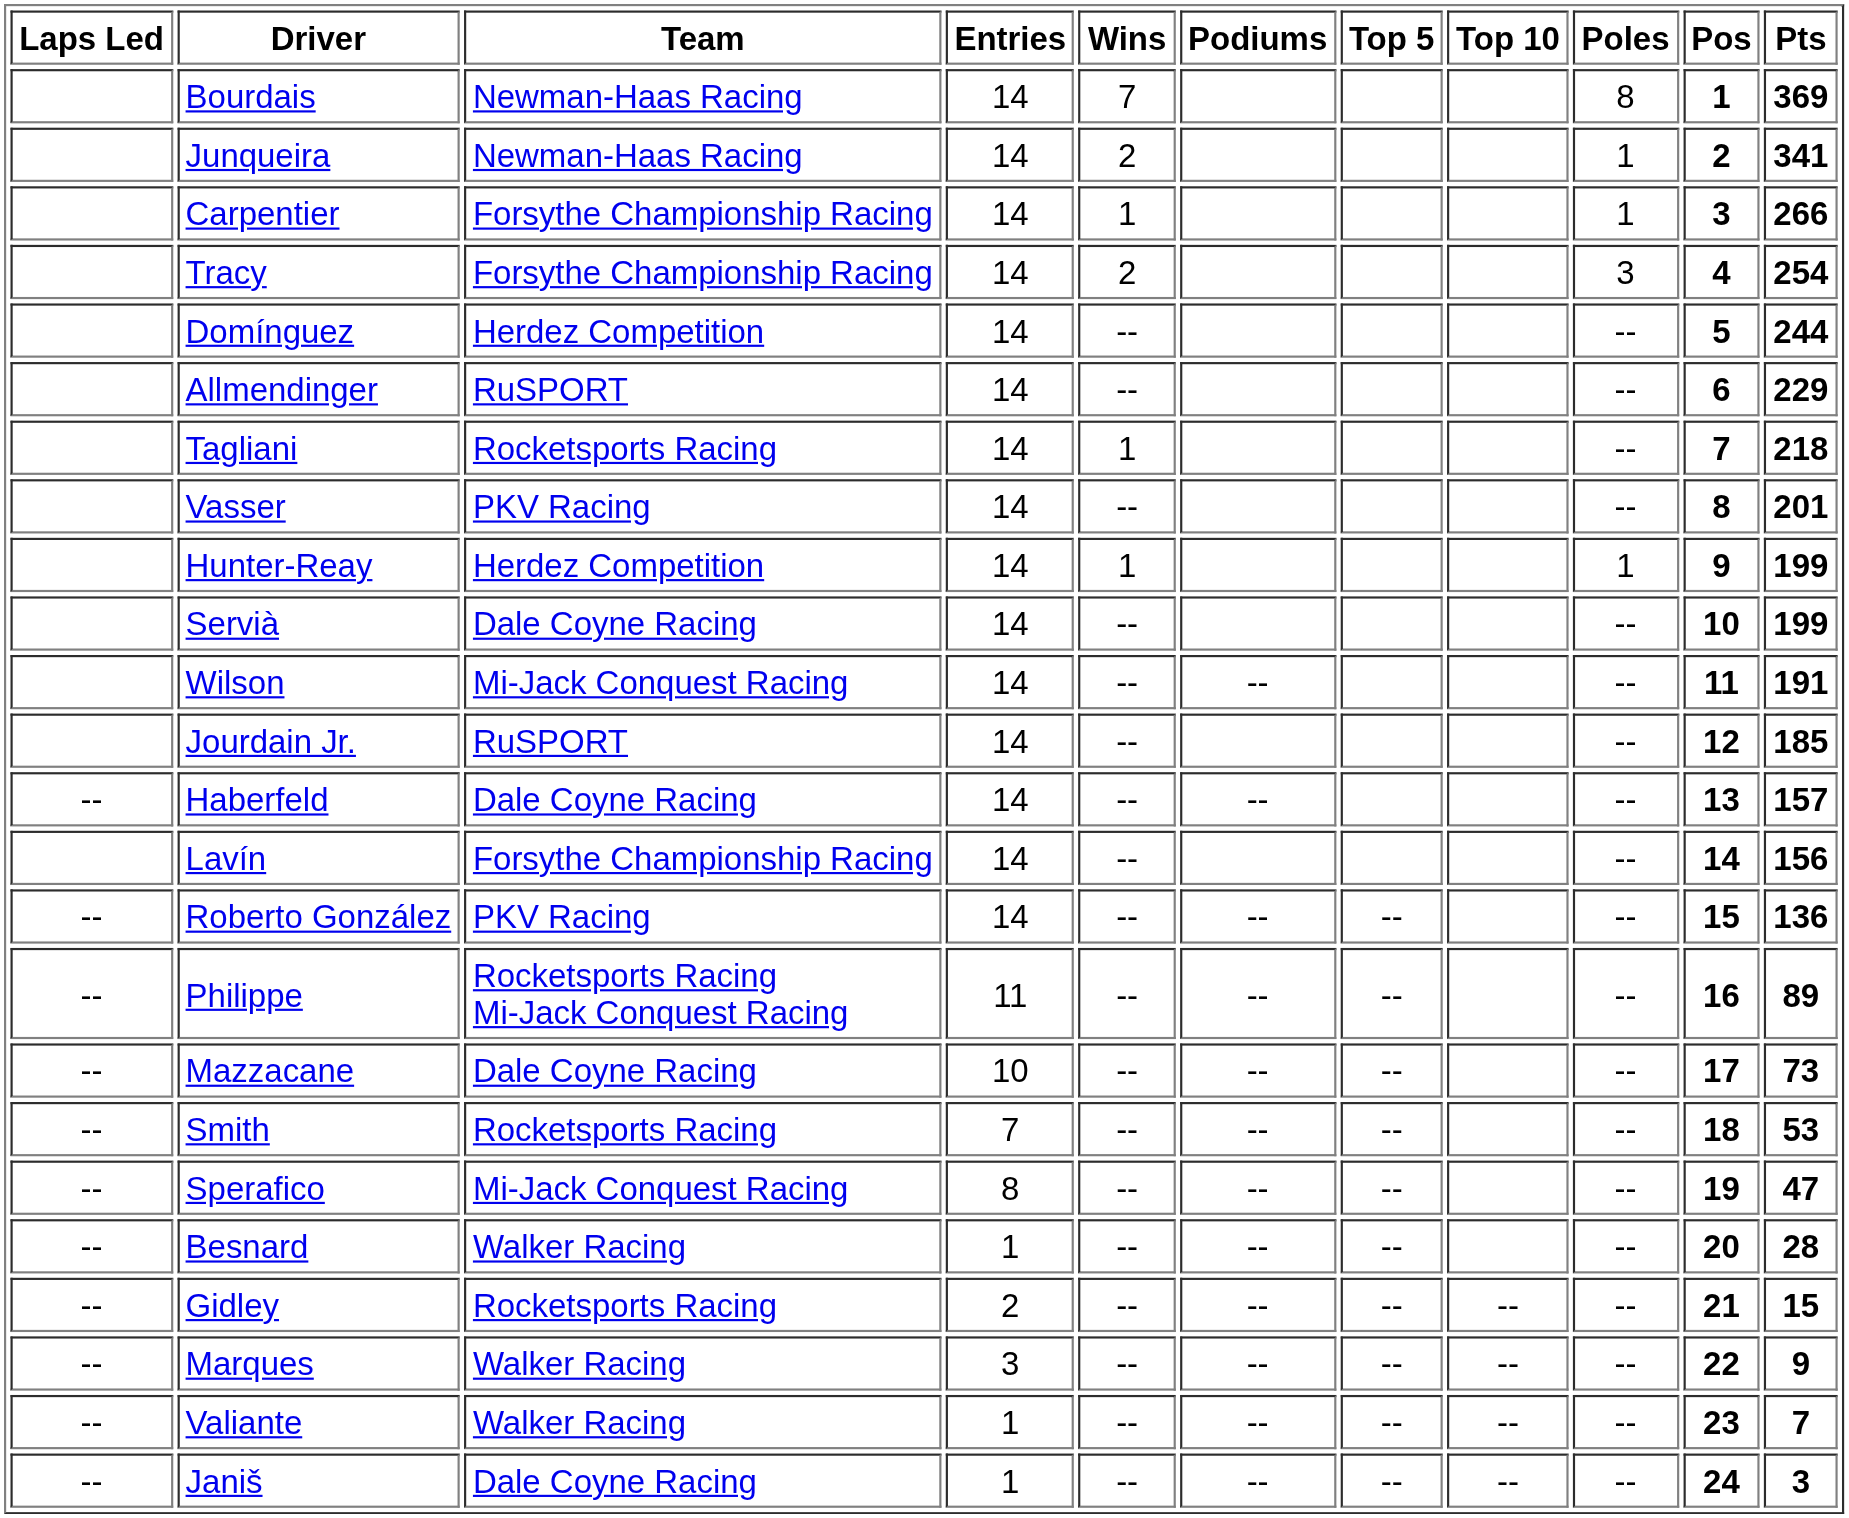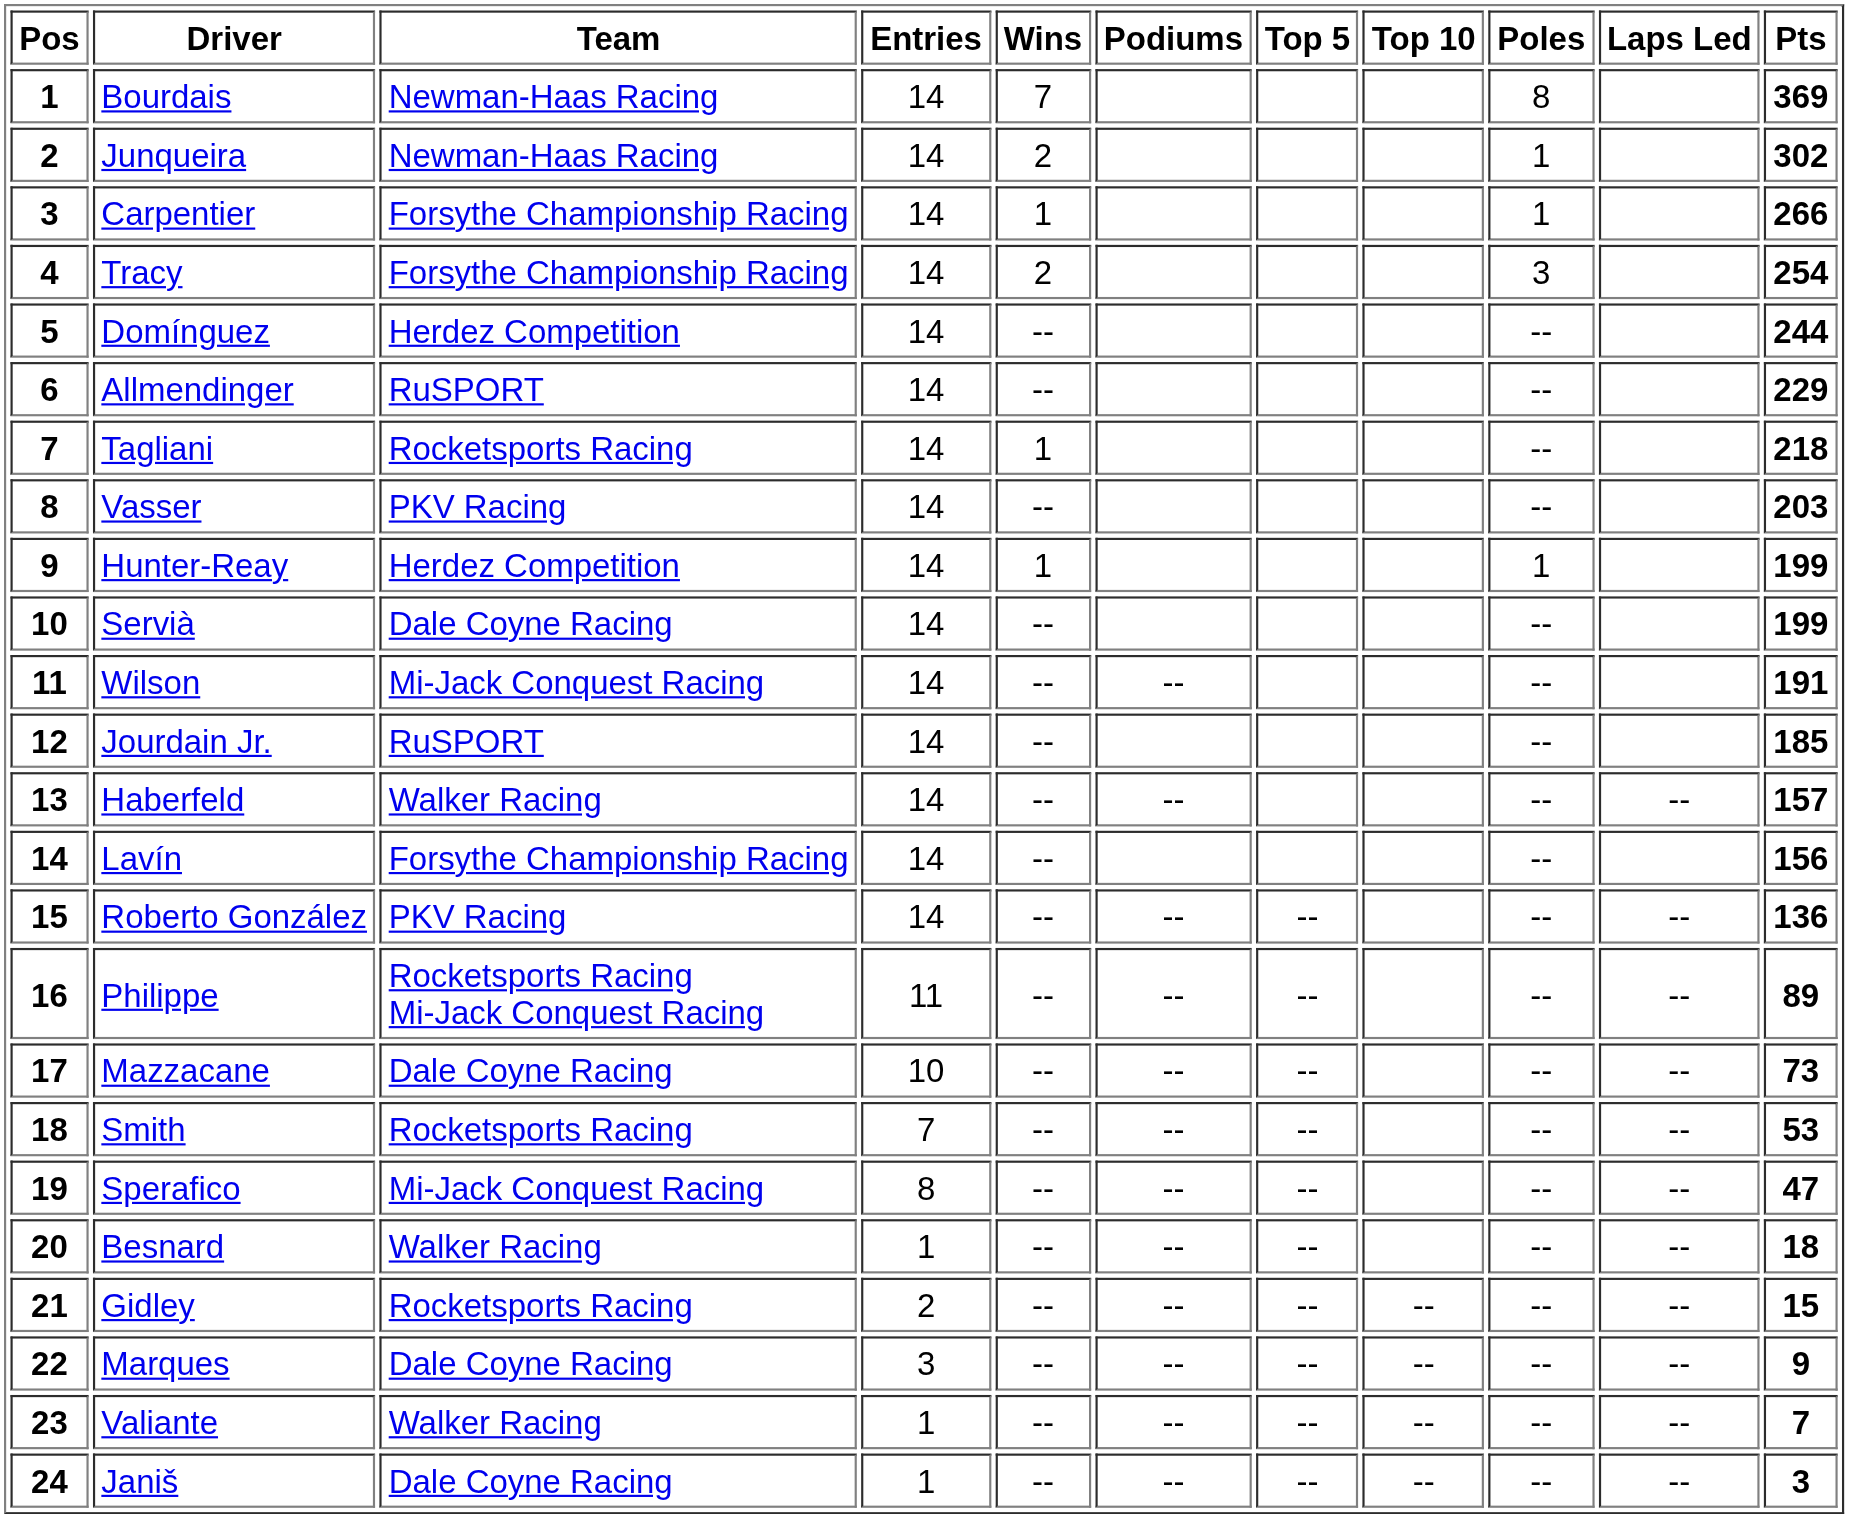columns swapped: (1721, 38) <-> (92, 38)
(1801, 155) 341 -> (1801, 155) 302
(1801, 506) 201 -> (1801, 506) 203
(615, 799) Dale Coyne Racing -> (495, 799) Walker Racing
(1801, 1246) 28 -> (1801, 1246) 18
(579, 1364) Walker Racing -> (531, 1364) Dale Coyne Racing
